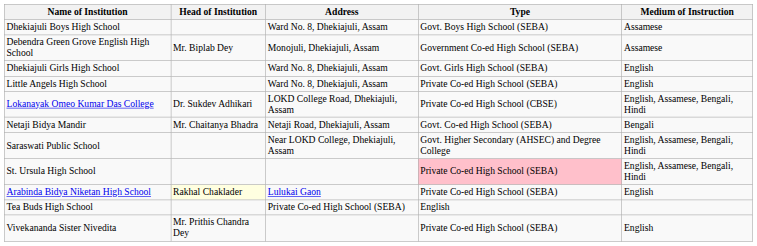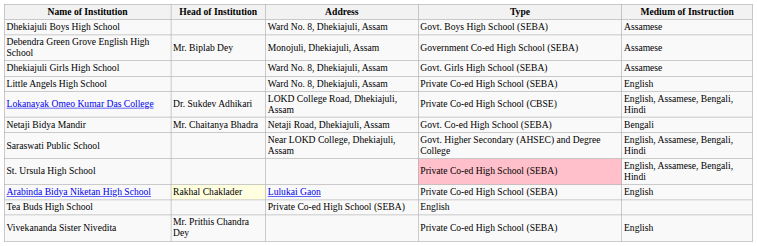(639, 68) English -> (643, 68) Assamese
